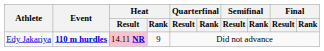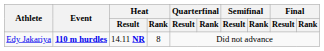(128, 39) pink background -> (128, 39) no background
(158, 39) 9 -> (158, 39) 8
